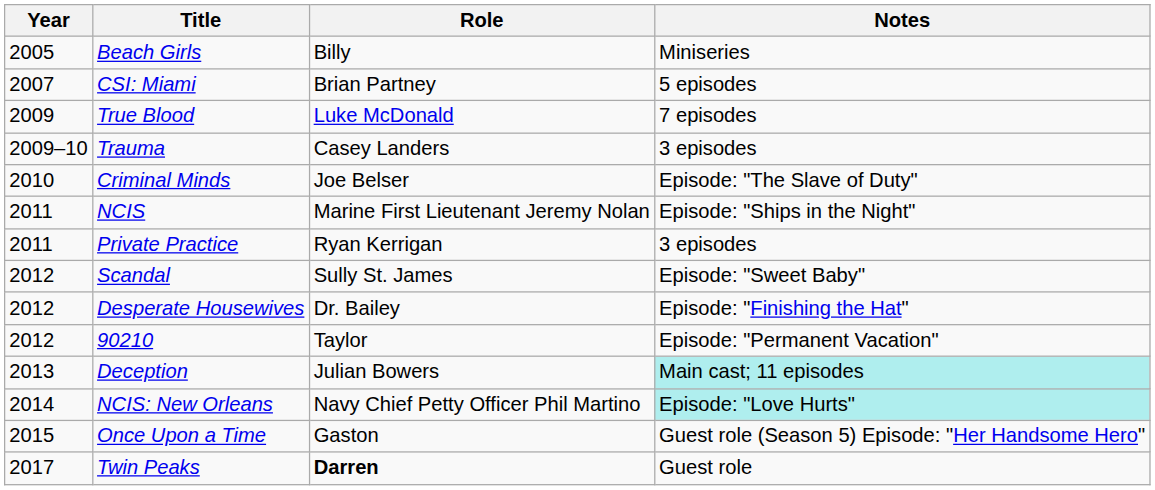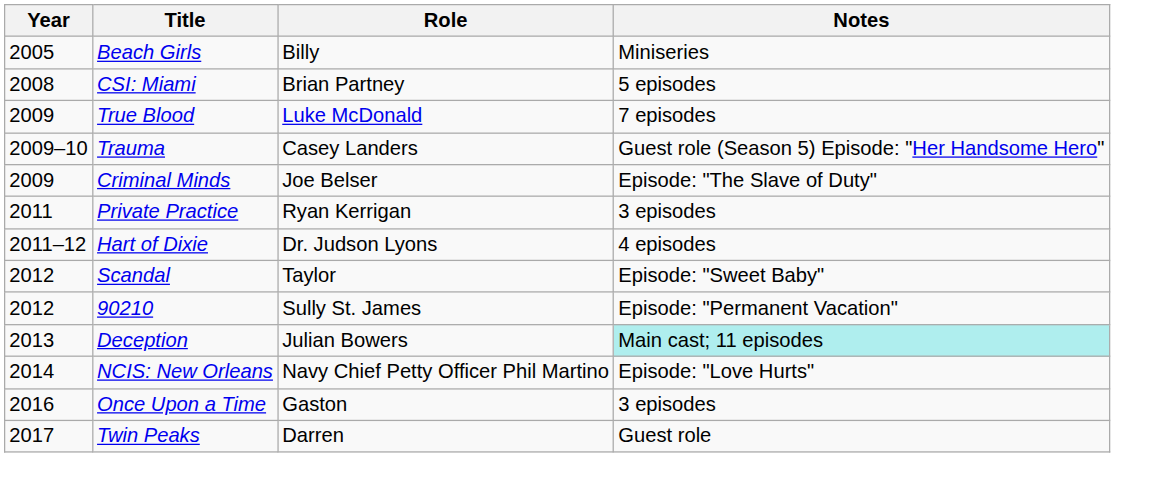(32, 84) 2007 -> (32, 84) 2008
(708, 148) 3 episodes -> (861, 148) Guest role (Season 5) Episode: "Her Handsome Hero"
(32, 180) 2010 -> (32, 180) 2009
- row: (121, 212)
+ row: (153, 244)
(383, 276) Sully St. James -> (309, 276) Taylor
- row: (201, 308)
(341, 340) Taylor -> (352, 308) Sully St. James
(757, 404) paleturquoise background -> (716, 372) no background
(32, 436) 2015 -> (32, 404) 2016
(902, 436) Guest role (Season 5) Episode: "Her Handsome Hero" -> (667, 404) 3 episodes
(346, 468) bold -> (313, 436) normal
